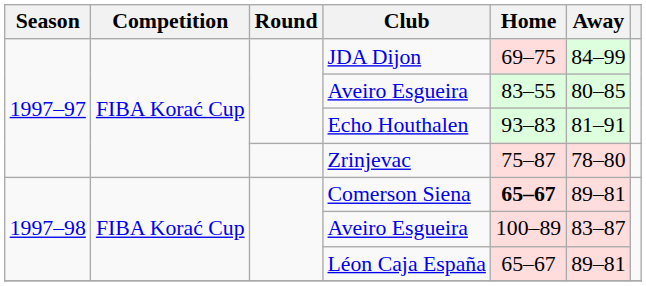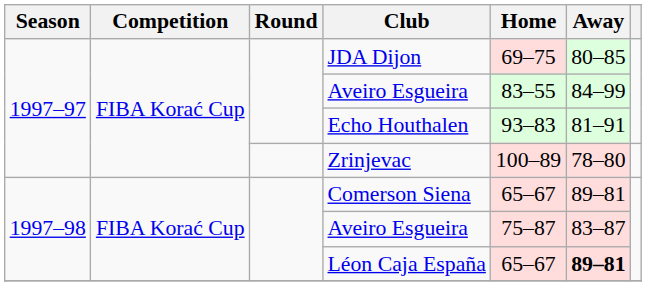(598, 56) 84–99 -> (598, 56) 80–85
(598, 90) 80–85 -> (598, 90) 84–99
(529, 159) 75–87 -> (529, 159) 100–89
(529, 194) bold -> (529, 194) normal
(529, 228) 100–89 -> (529, 228) 75–87
(598, 263) normal -> (598, 263) bold
